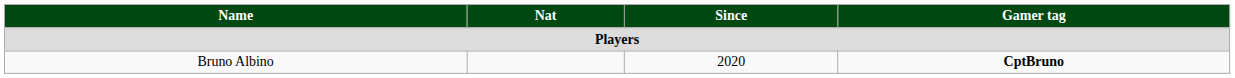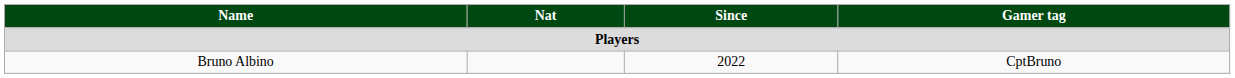(731, 62) 2020 -> (731, 62) 2022
(1034, 62) bold -> (1034, 62) normal
